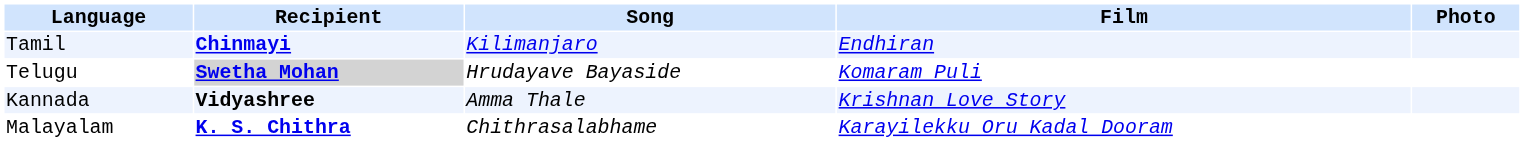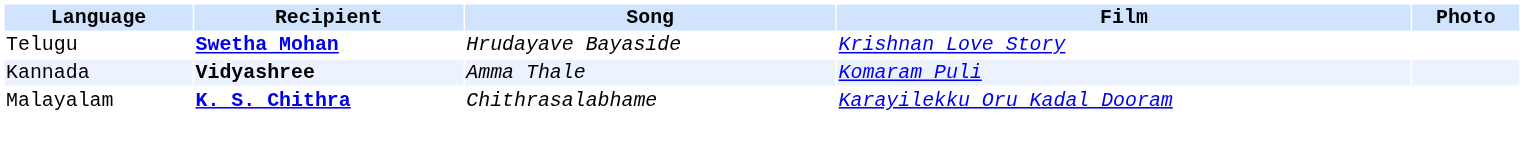- row: (36, 45)
(267, 73) lightgrey background -> (267, 45) no background
(910, 73) Komaram Puli -> (952, 45) Krishnan Love Story
(952, 100) Krishnan Love Story -> (910, 73) Komaram Puli
